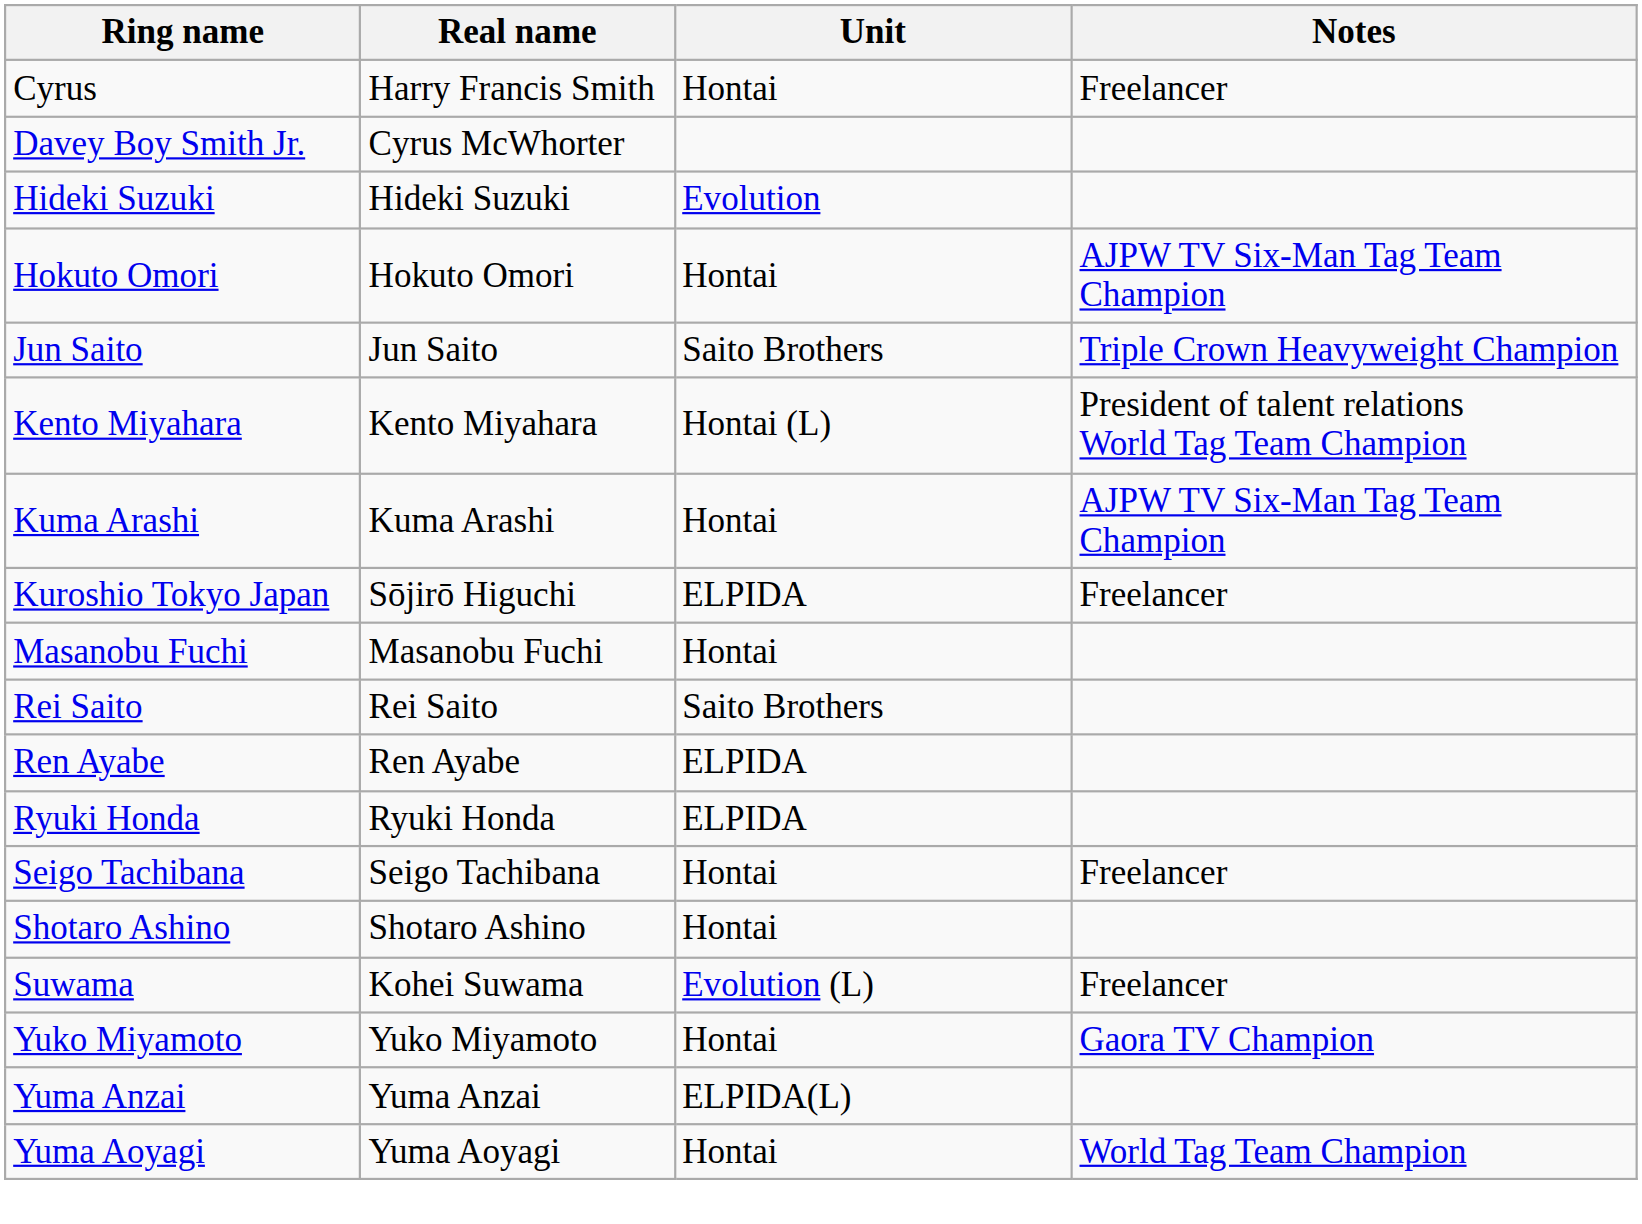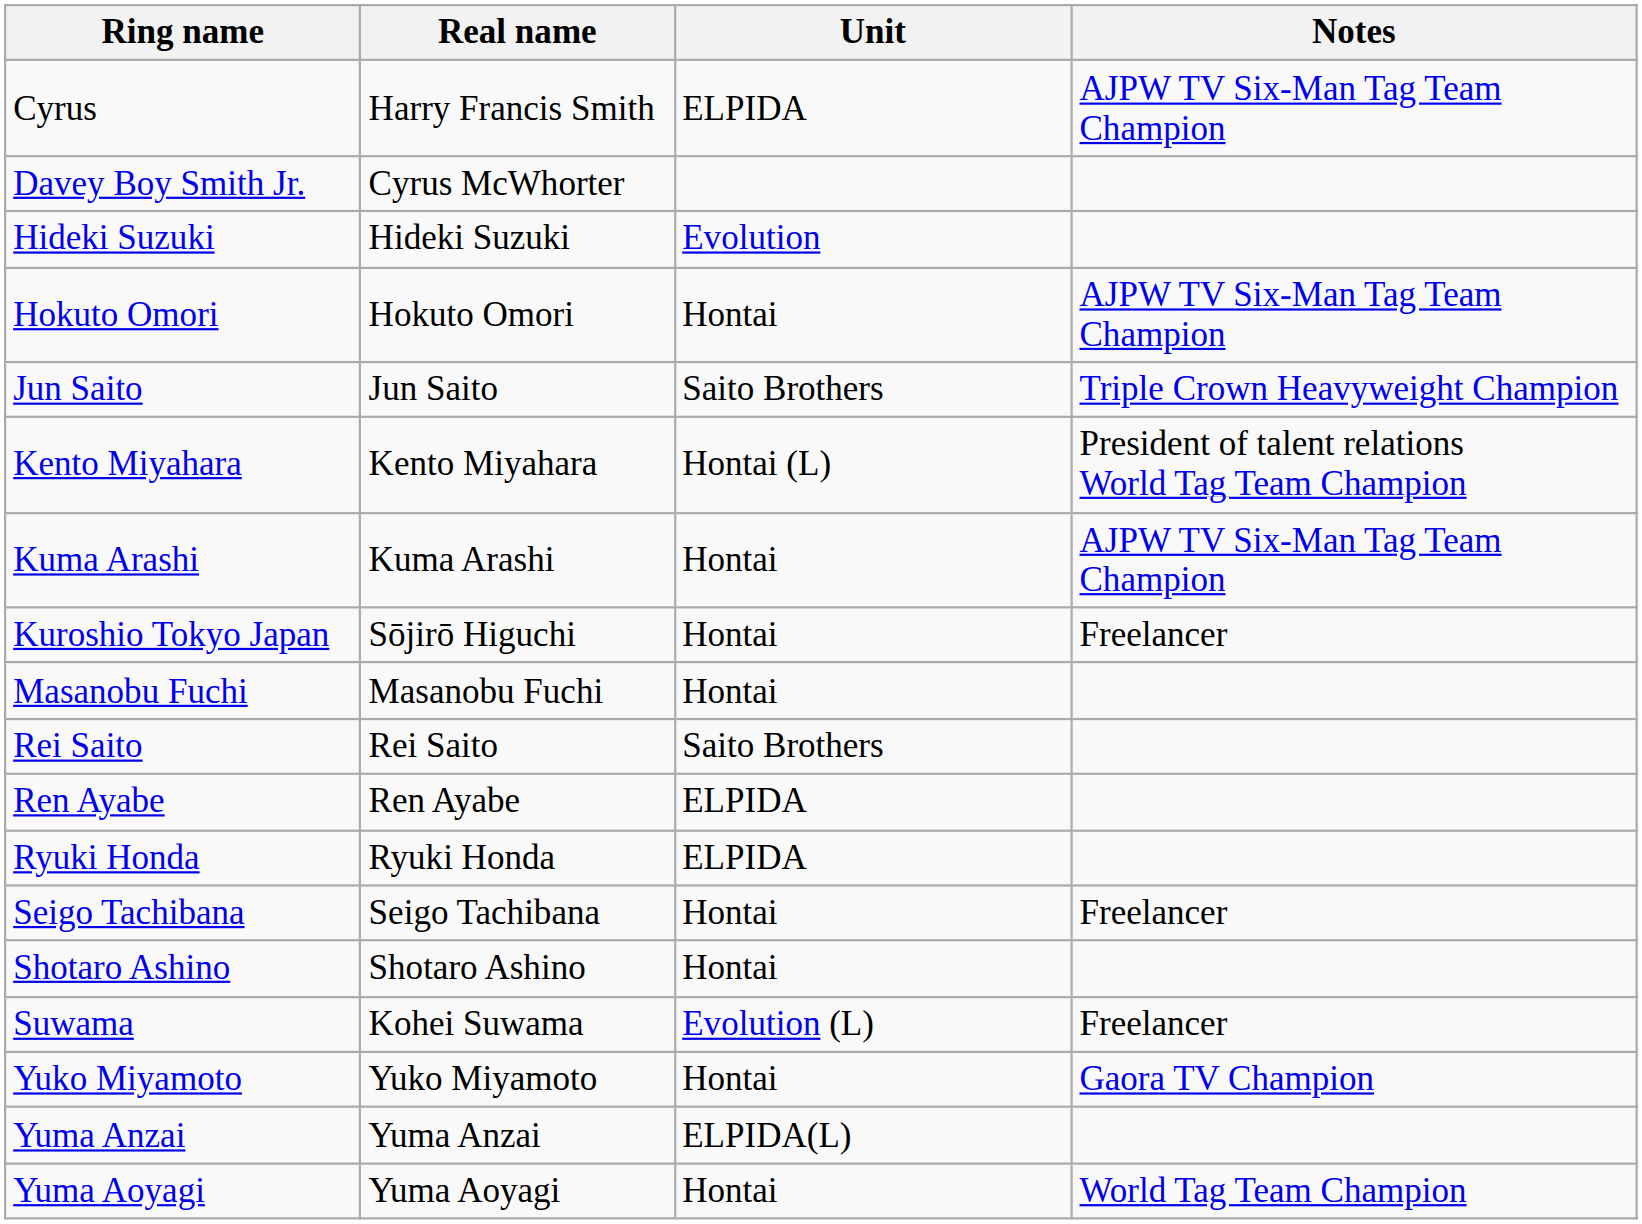(730, 87) Hontai -> (745, 107) ELPIDA
(1153, 87) Freelancer -> (1291, 107) AJPW TV Six-Man Tag Team Champion
(745, 595) ELPIDA -> (730, 634) Hontai
